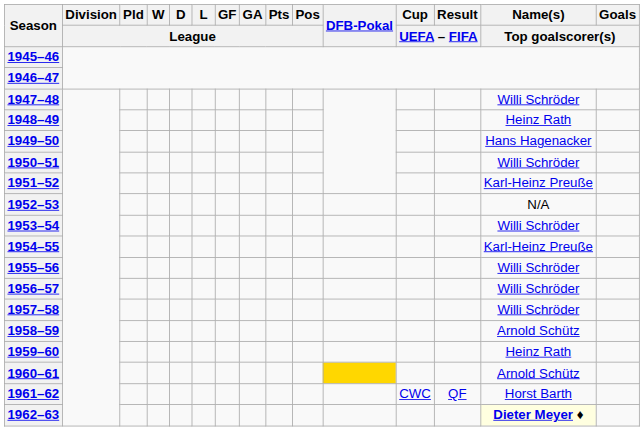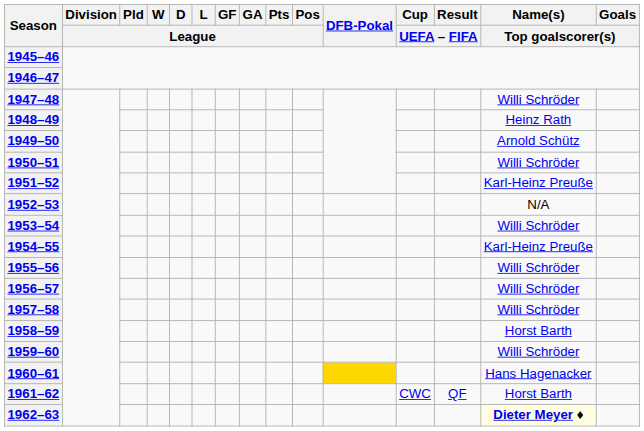(538, 141) Hans Hagenacker -> (538, 141) Arnold Schütz
(538, 330) Arnold Schütz -> (538, 330) Horst Barth
(538, 352) Heinz Rath -> (538, 352) Willi Schröder
(538, 373) Arnold Schütz -> (538, 373) Hans Hagenacker
